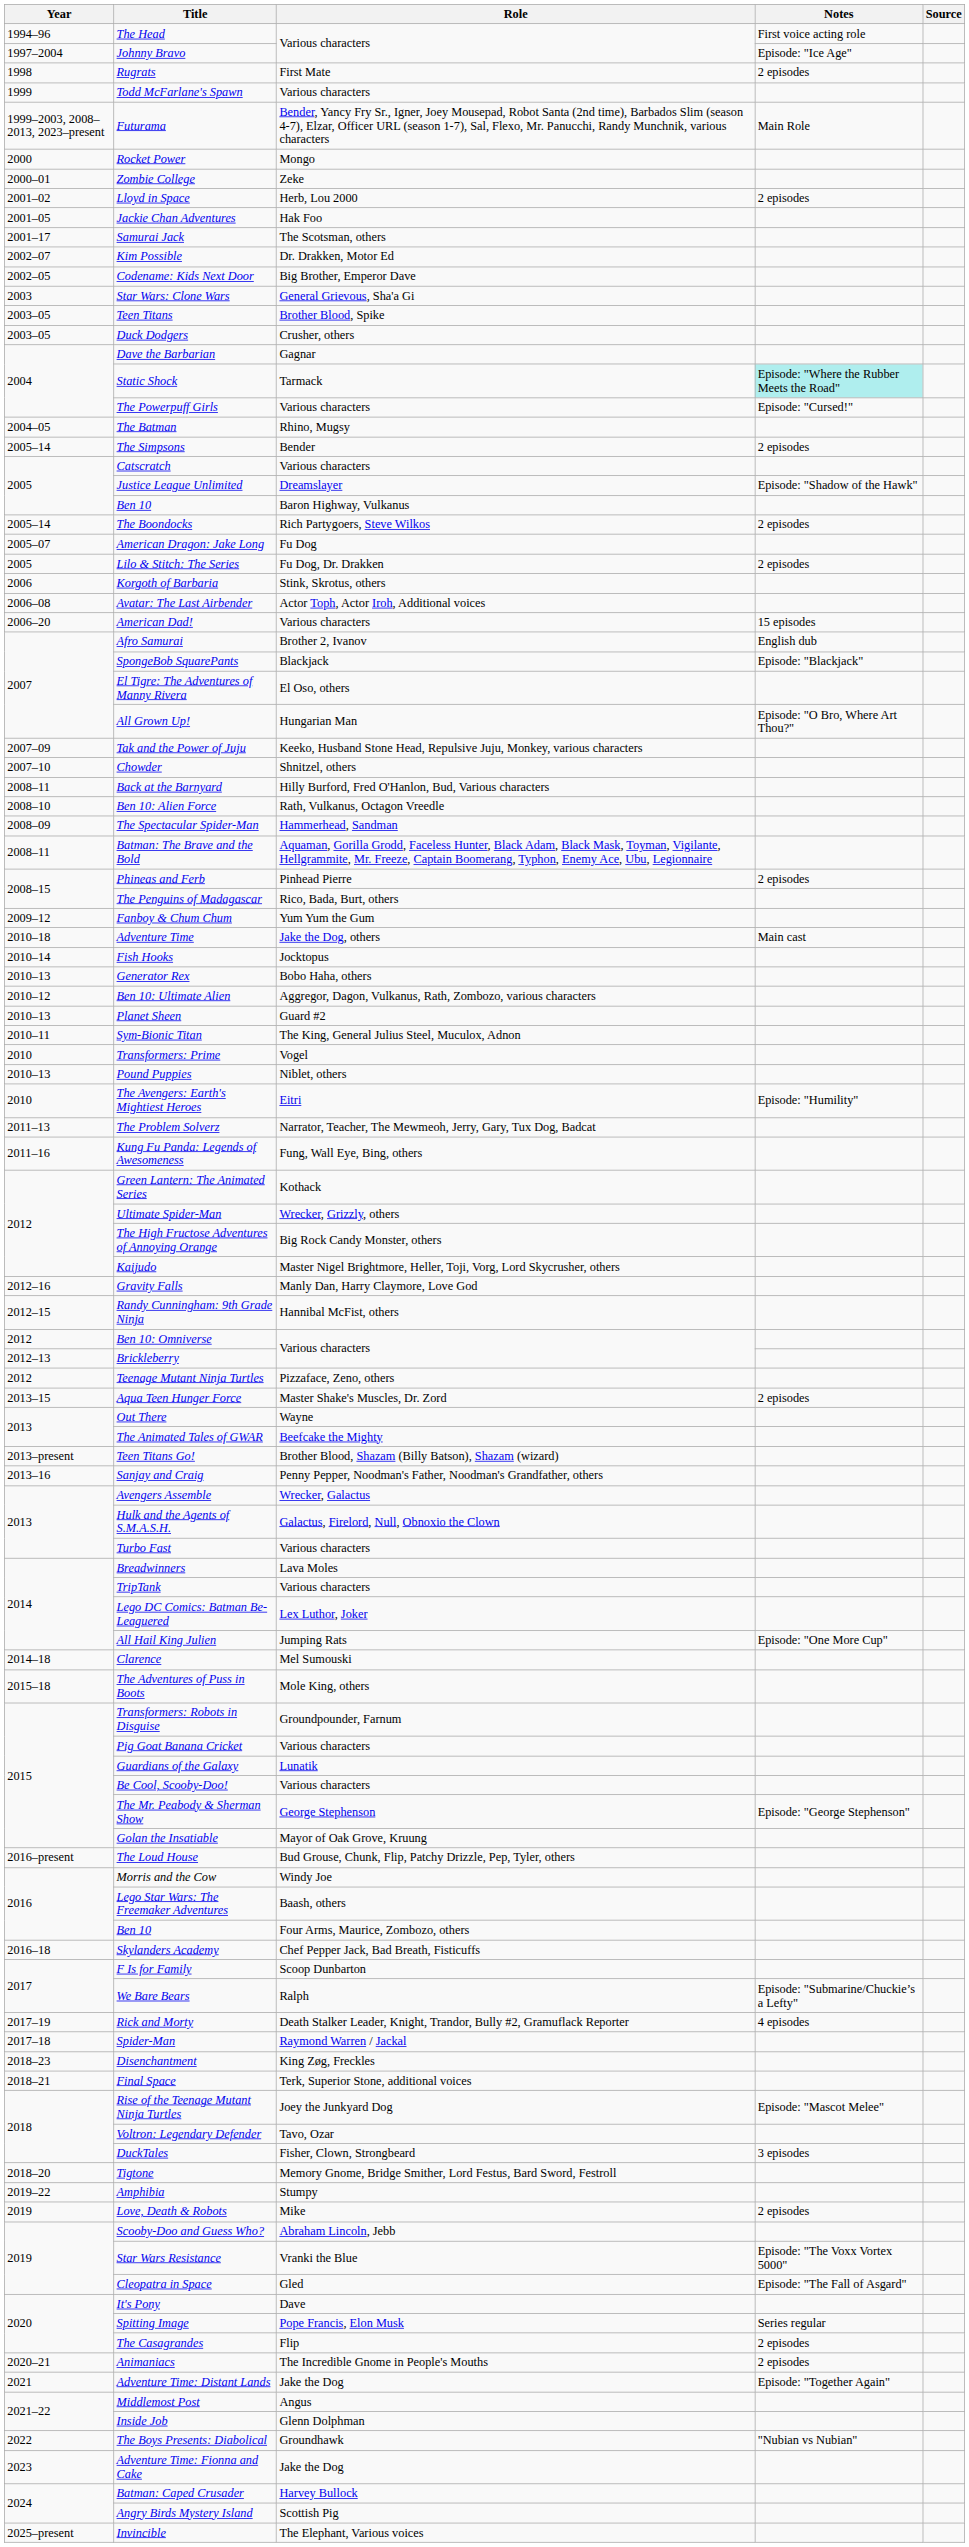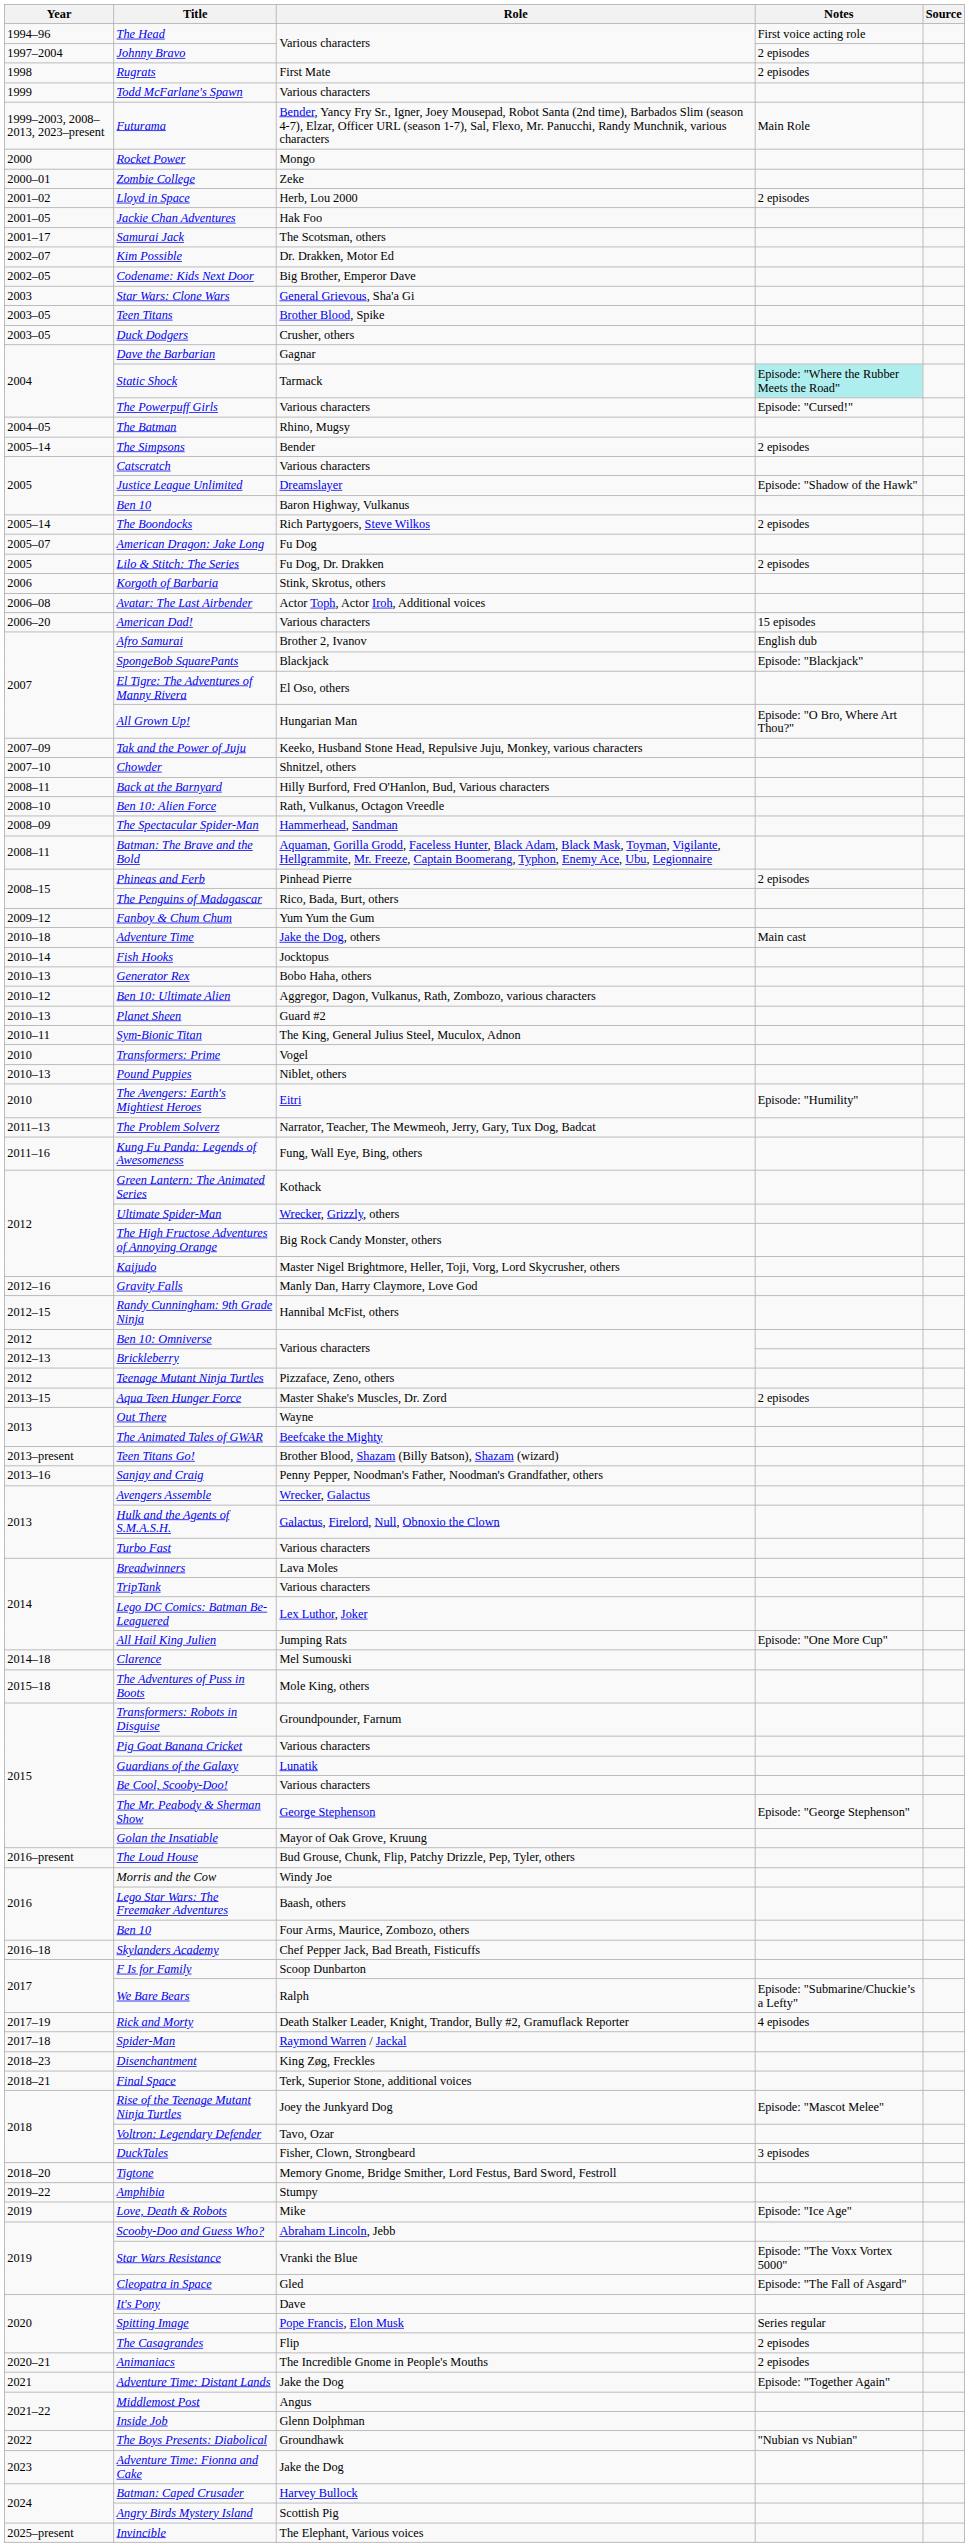(805, 53) Episode: "Ice Age" -> (783, 53) 2 episodes
(783, 2211) 2 episodes -> (805, 2211) Episode: "Ice Age"
